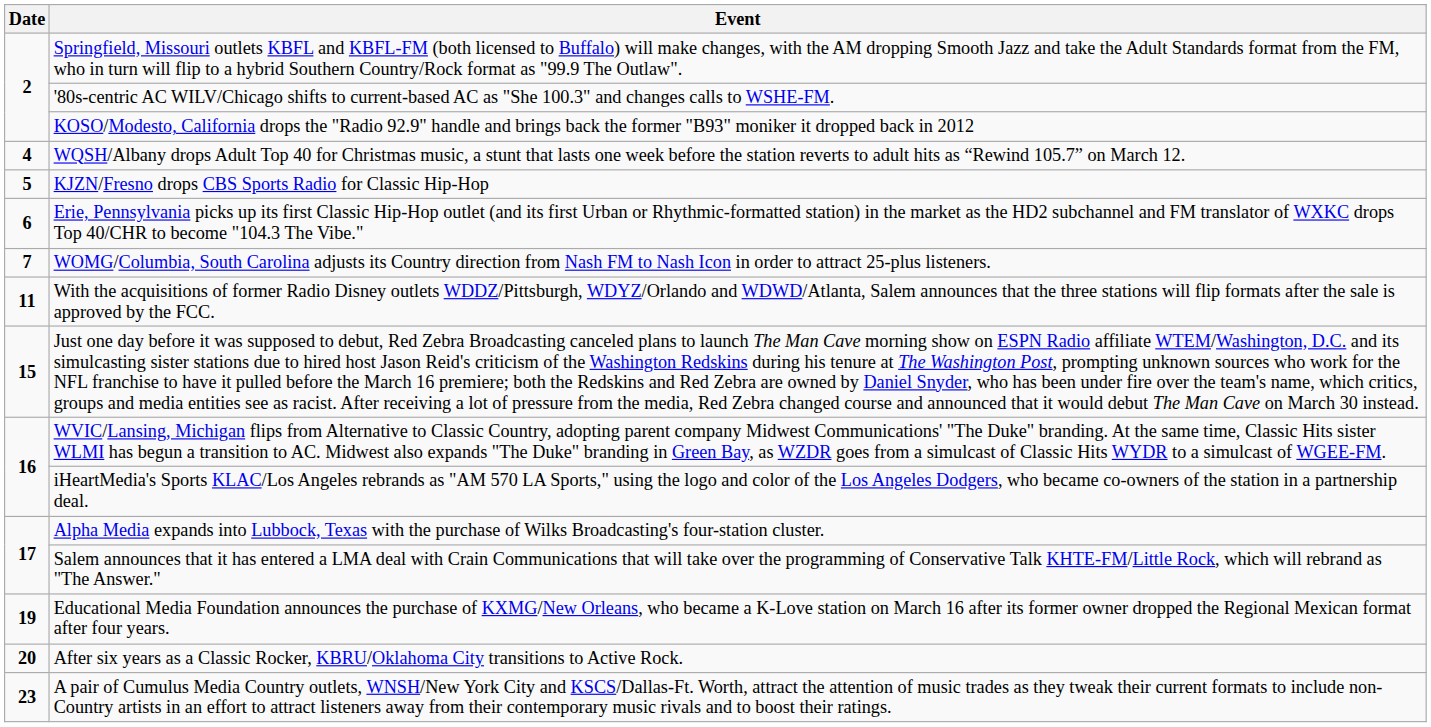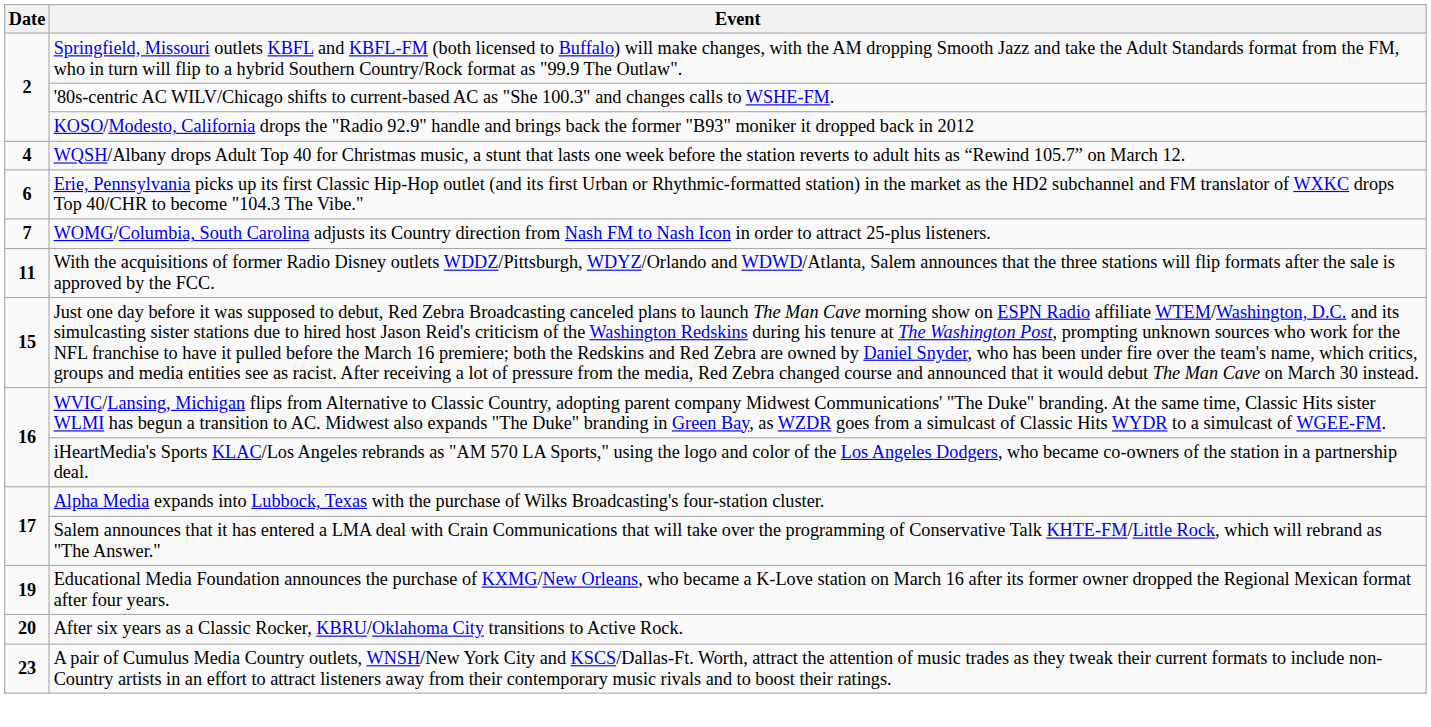- row: (271, 184)
